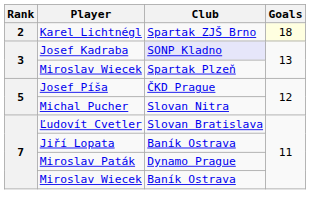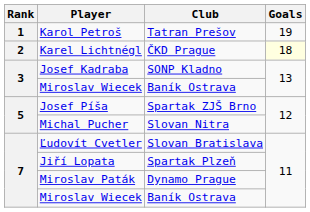+ row: (21, 32)
(202, 32) Spartak ZJŠ Brno -> (181, 51) ČKD Prague
(185, 51) lavender background -> (185, 69) no background
(192, 69) Spartak Plzeň -> (192, 87) Baník Ostrava
(181, 87) ČKD Prague -> (202, 106) Spartak ZJŠ Brno
(192, 143) Baník Ostrava -> (192, 161) Spartak Plzeň
